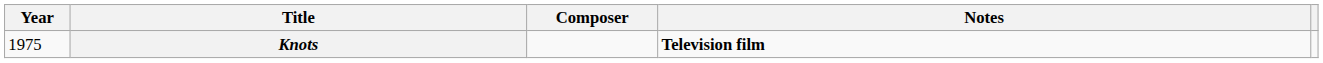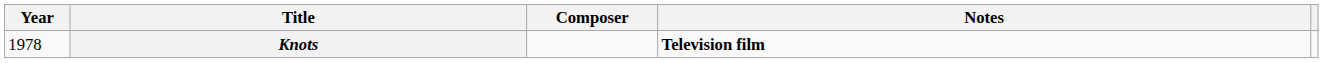(25, 44) 1975 -> (25, 44) 1978
